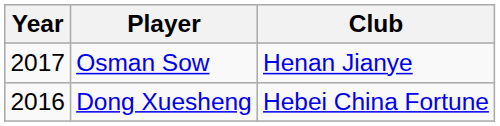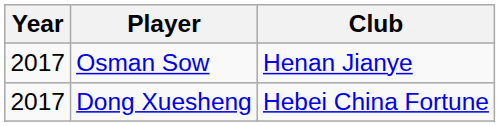(38, 101) 2016 -> (38, 101) 2017
